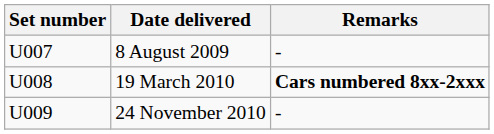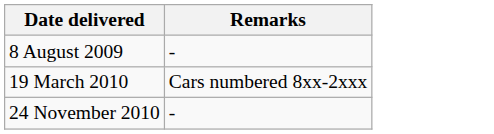- column: (58, 19)
(380, 81) bold -> (268, 81) normal
